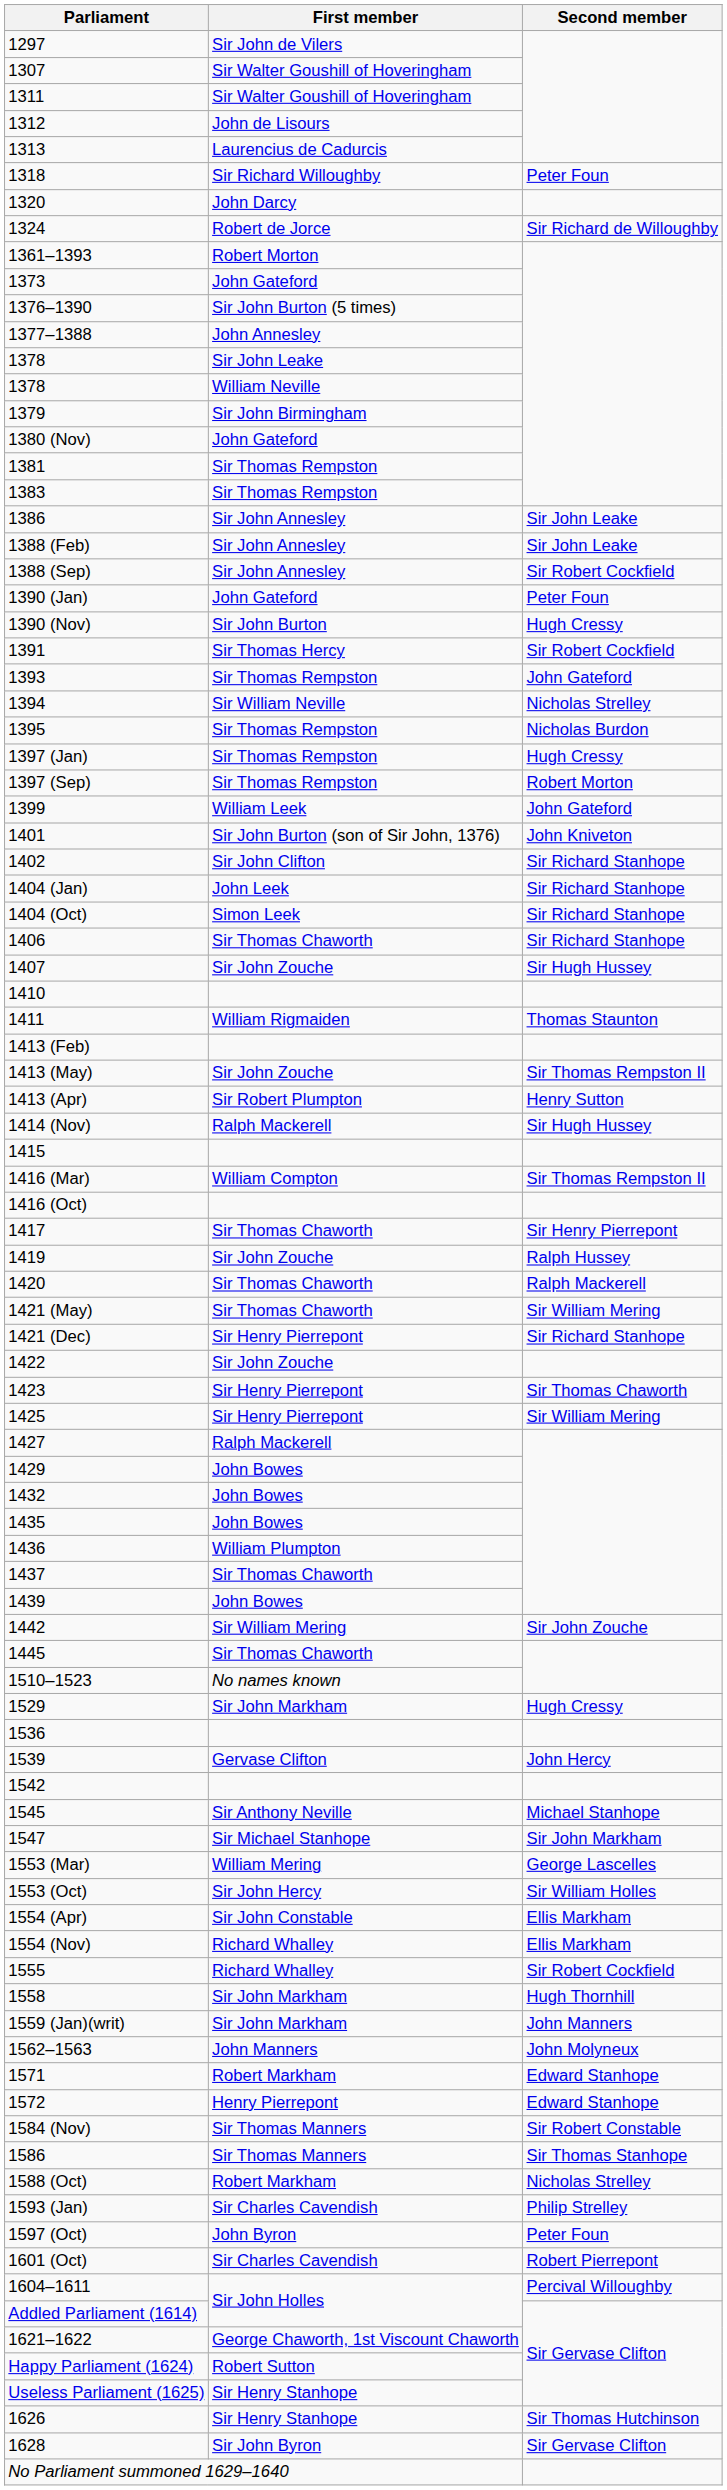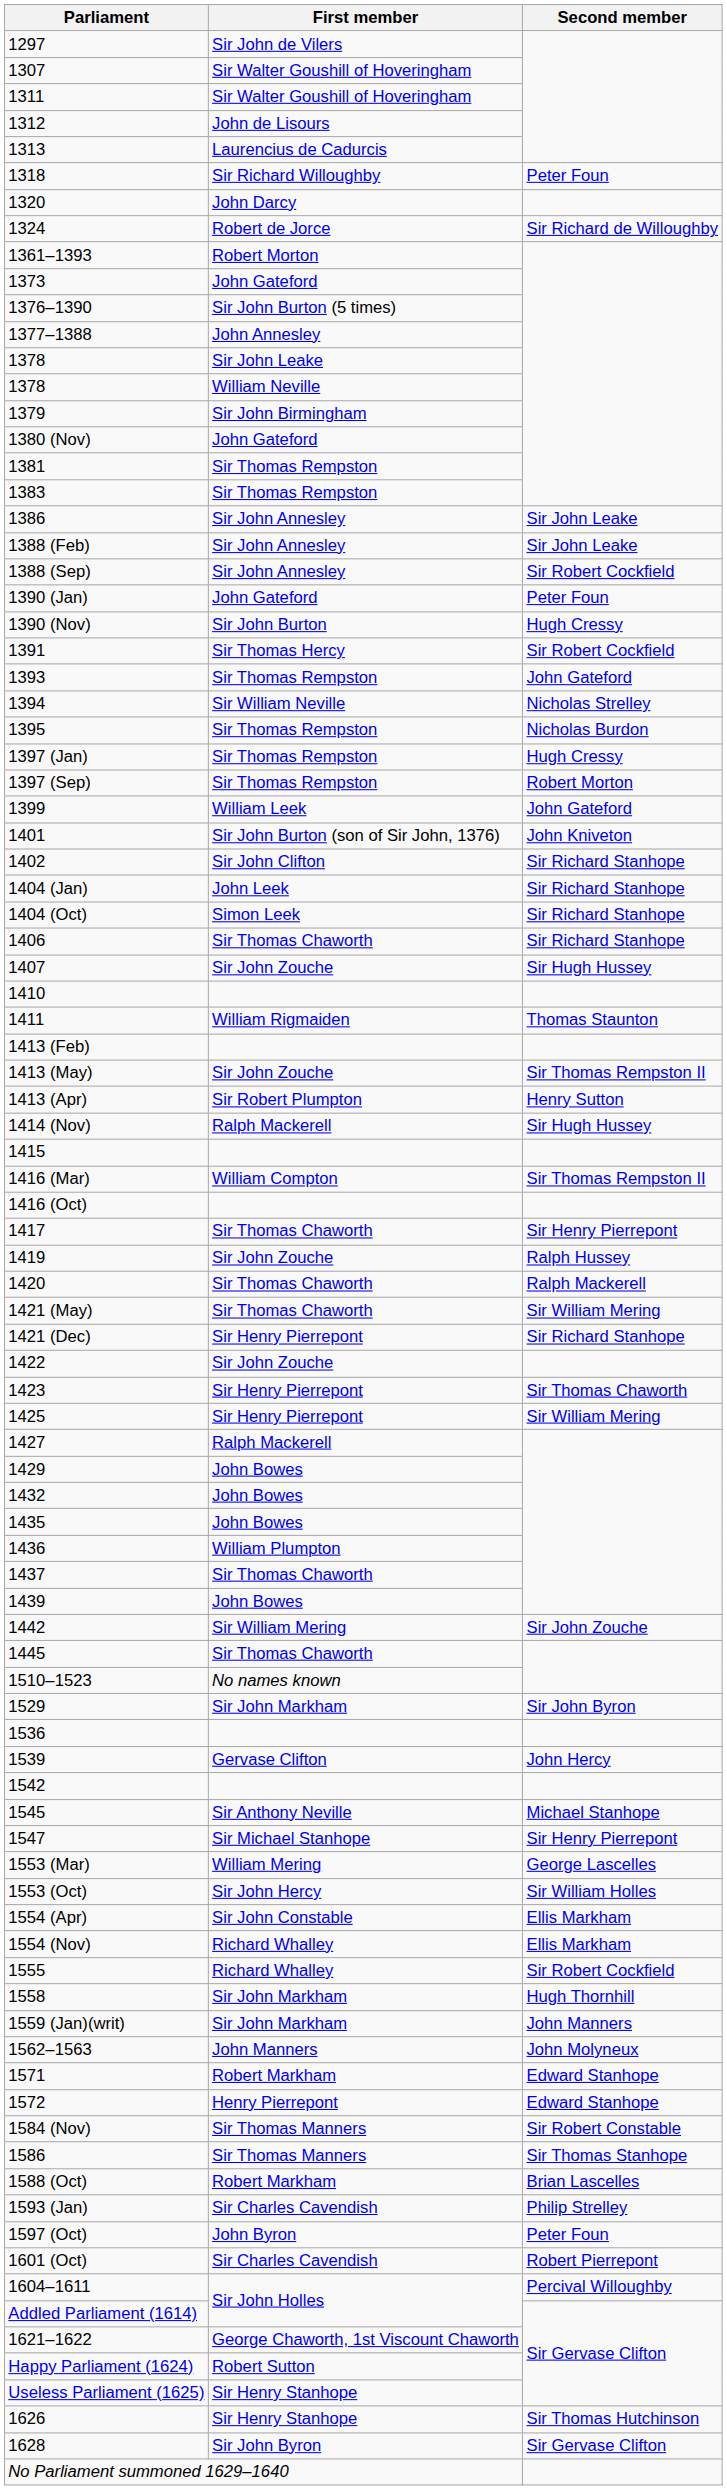(575, 1706) Hugh Cressy -> (581, 1706) Sir John Byron
(594, 1838) Sir John Markham -> (602, 1838) Sir Henry Pierrepont
(588, 2181) Nicholas Strelley -> (583, 2181) Brian Lascelles
